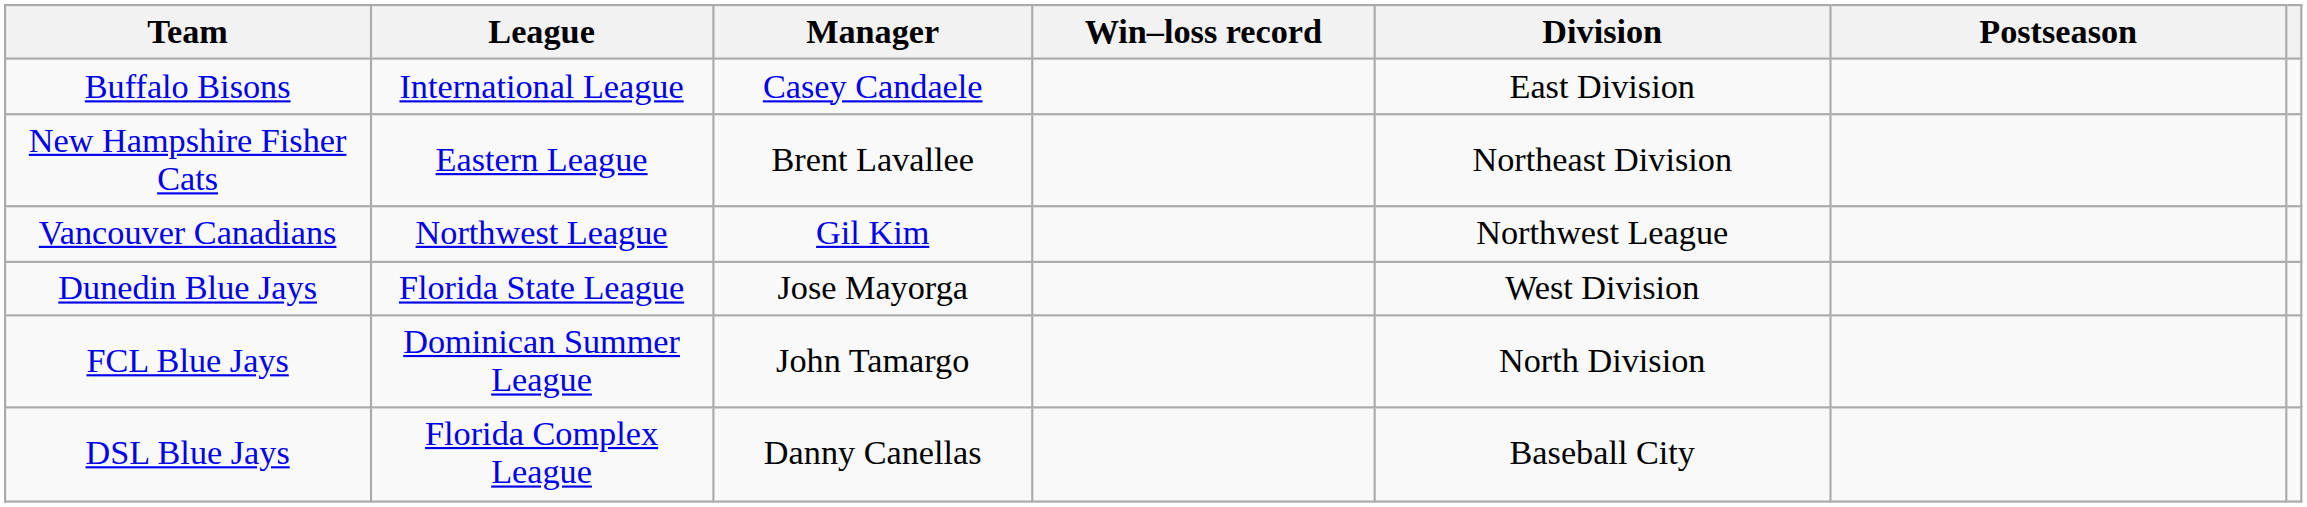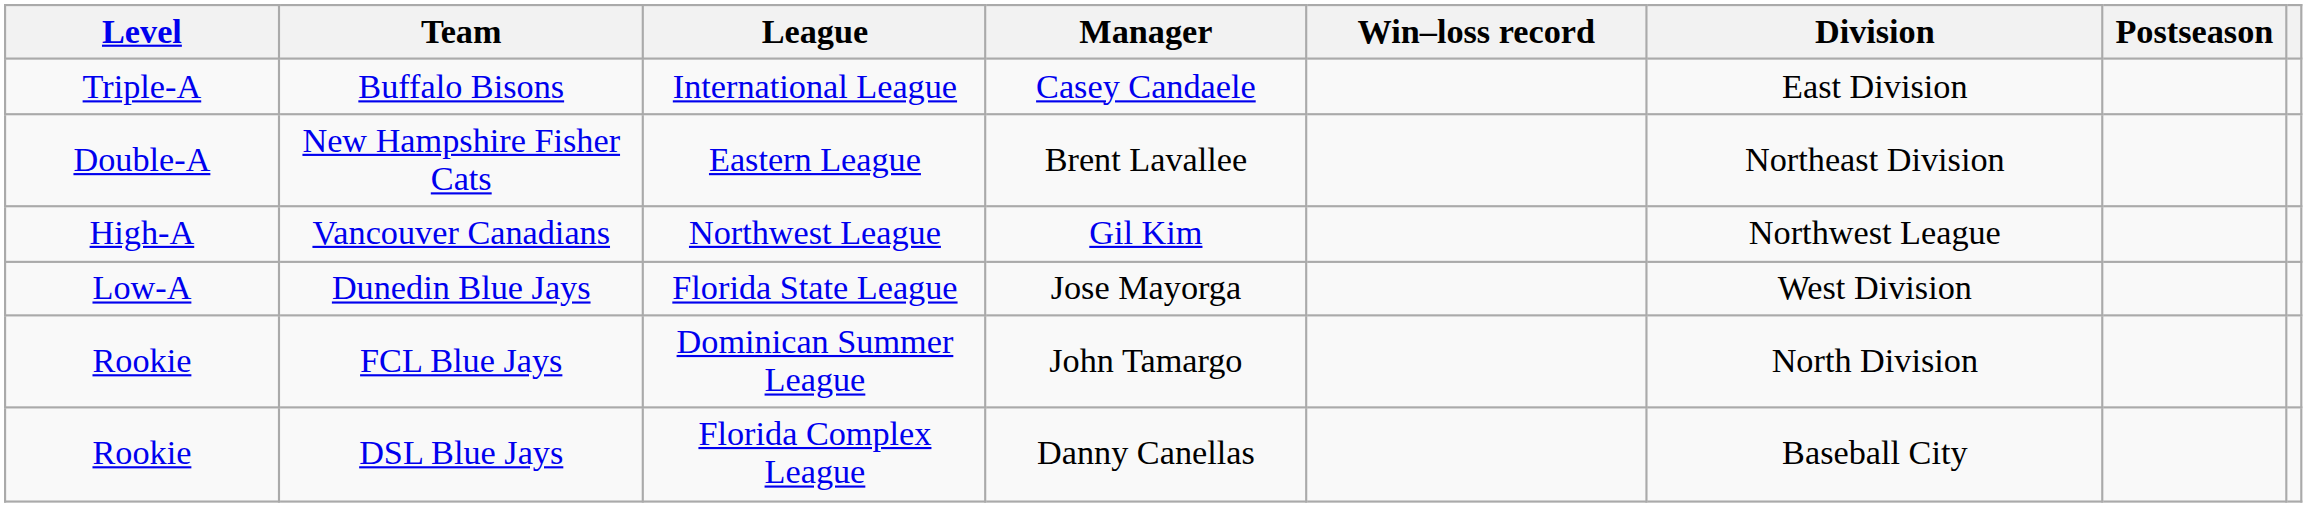+ column: (142, 31)
